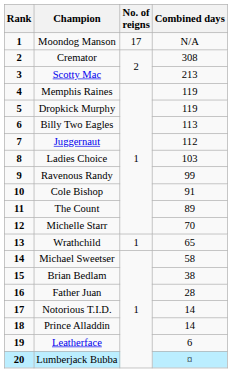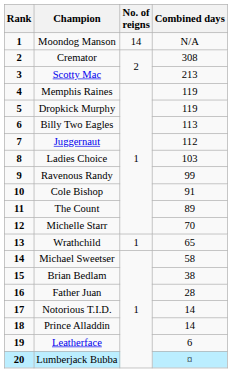(136, 41) 17 -> (136, 41) 14
